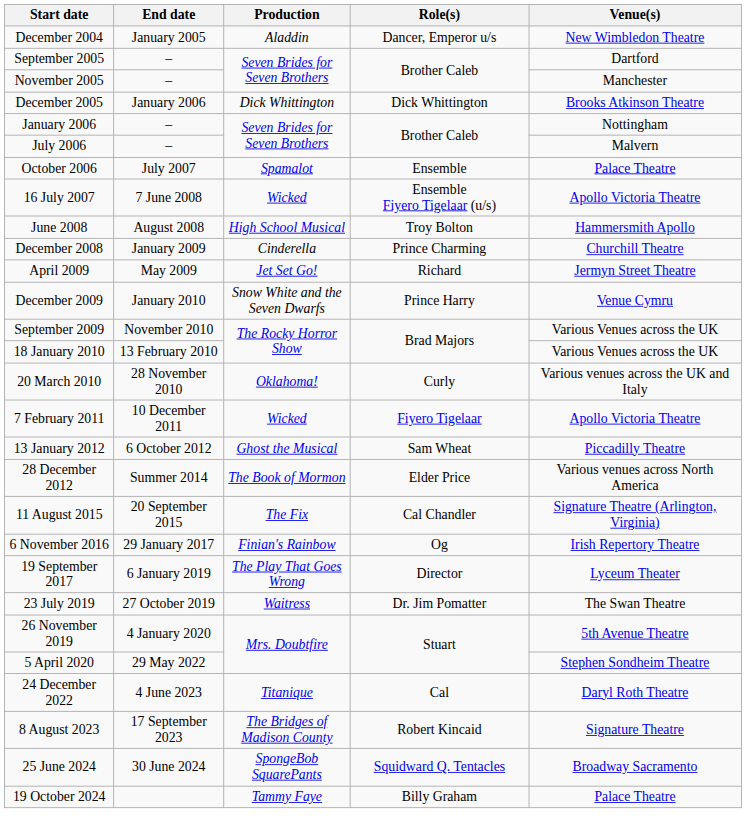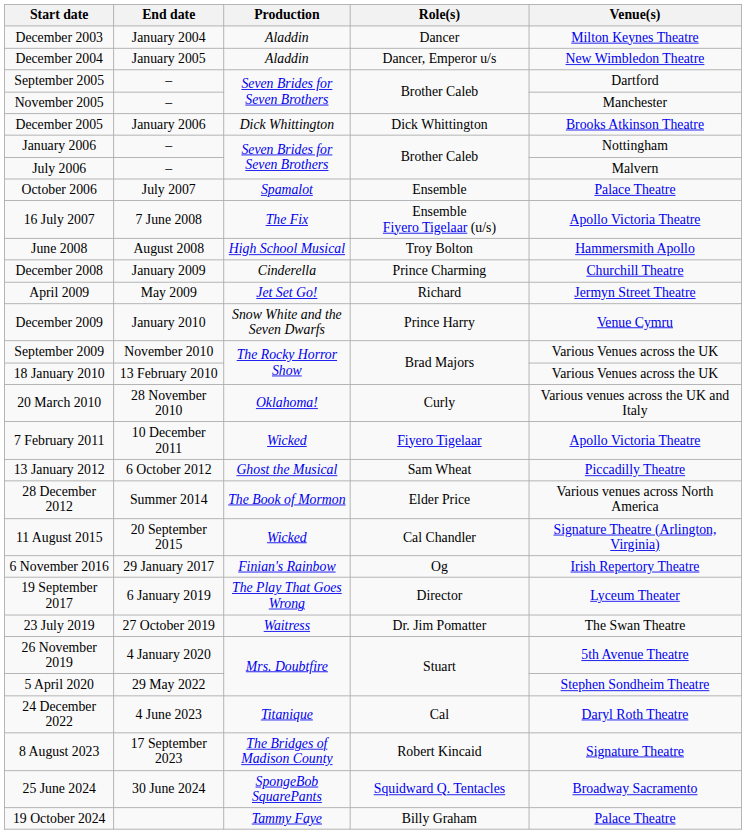+ row: (59, 37)
(287, 197) Wicked -> (287, 219) The Fix
(287, 515) The Fix -> (287, 537) Wicked
